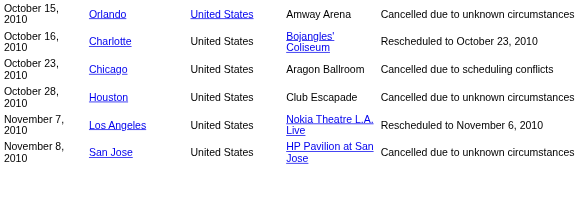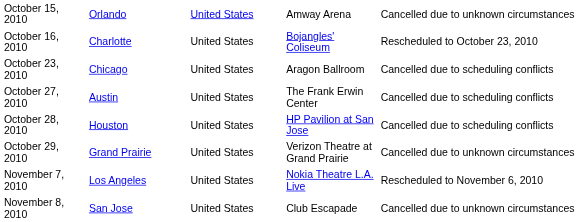+ row: (31, 97)
(322, 97) Club Escapade -> (330, 125) HP Pavilion at San Jose
(478, 97) Cancelled due to unknown circumstances -> (467, 125) Cancelled due to scheduling conflicts
+ row: (31, 153)
(330, 153) HP Pavilion at San Jose -> (322, 208) Club Escapade
